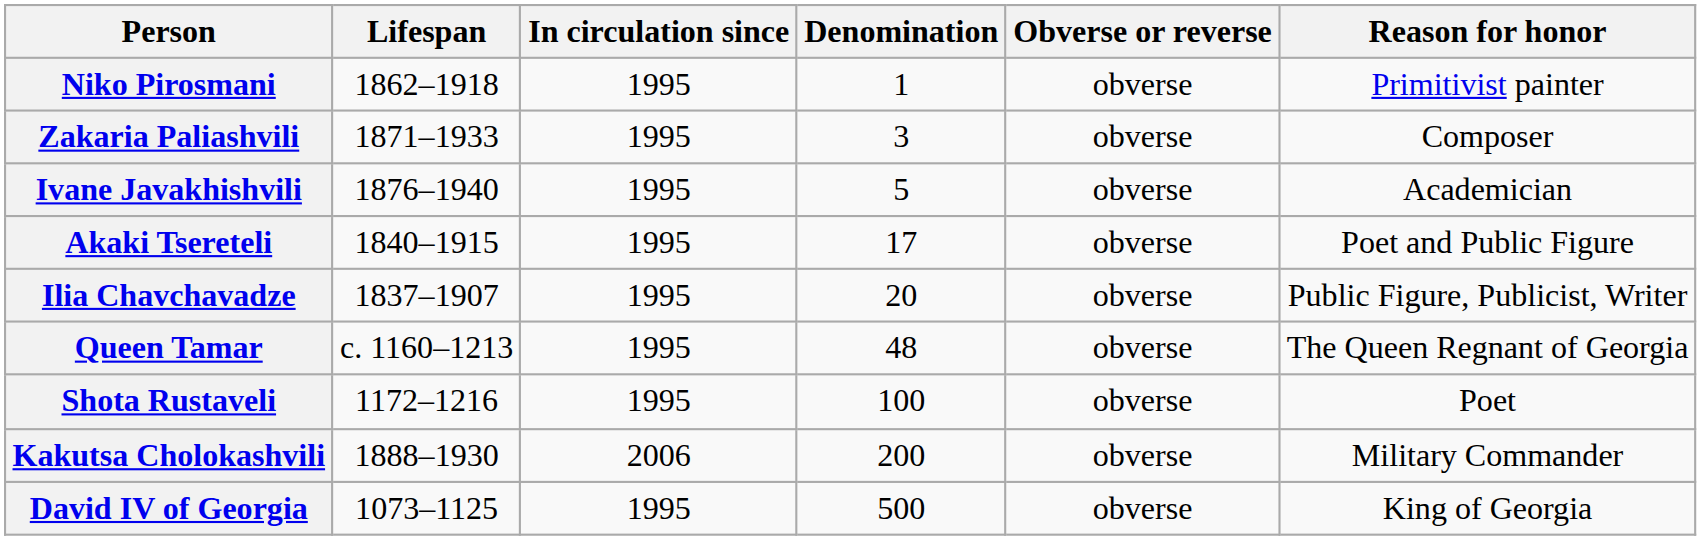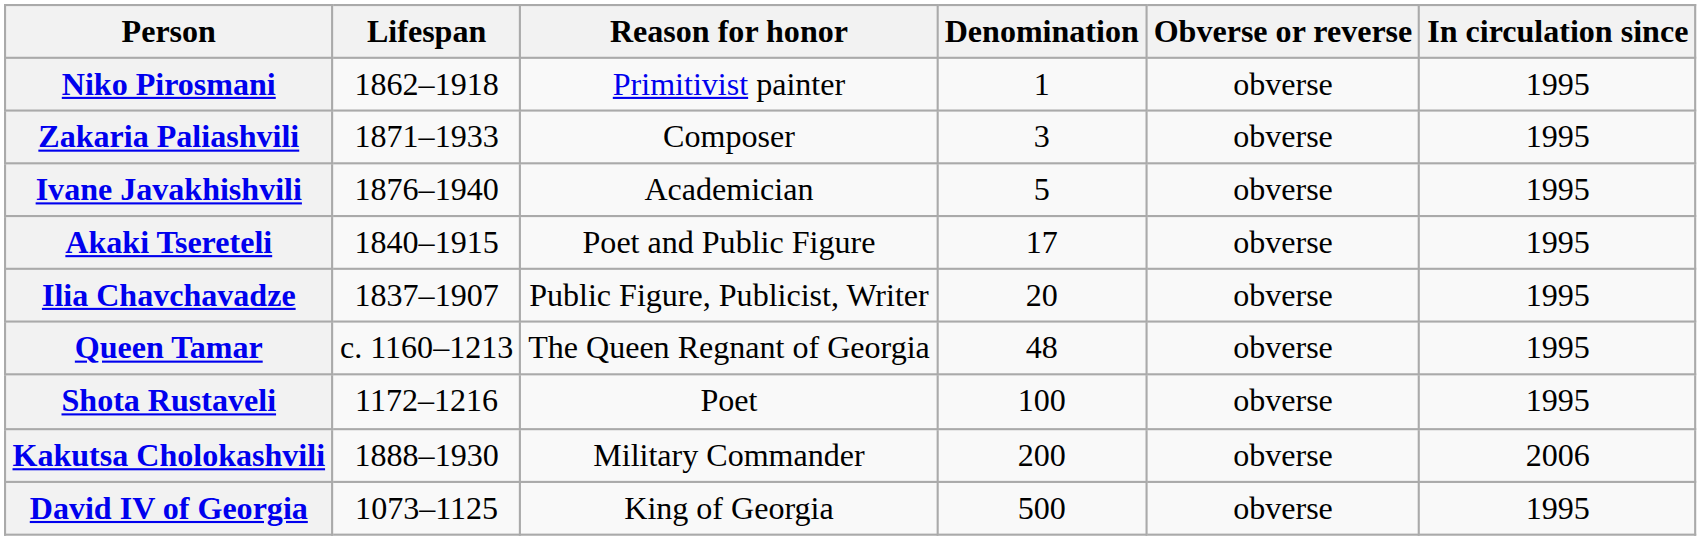columns swapped: (1488, 31) <-> (659, 31)
